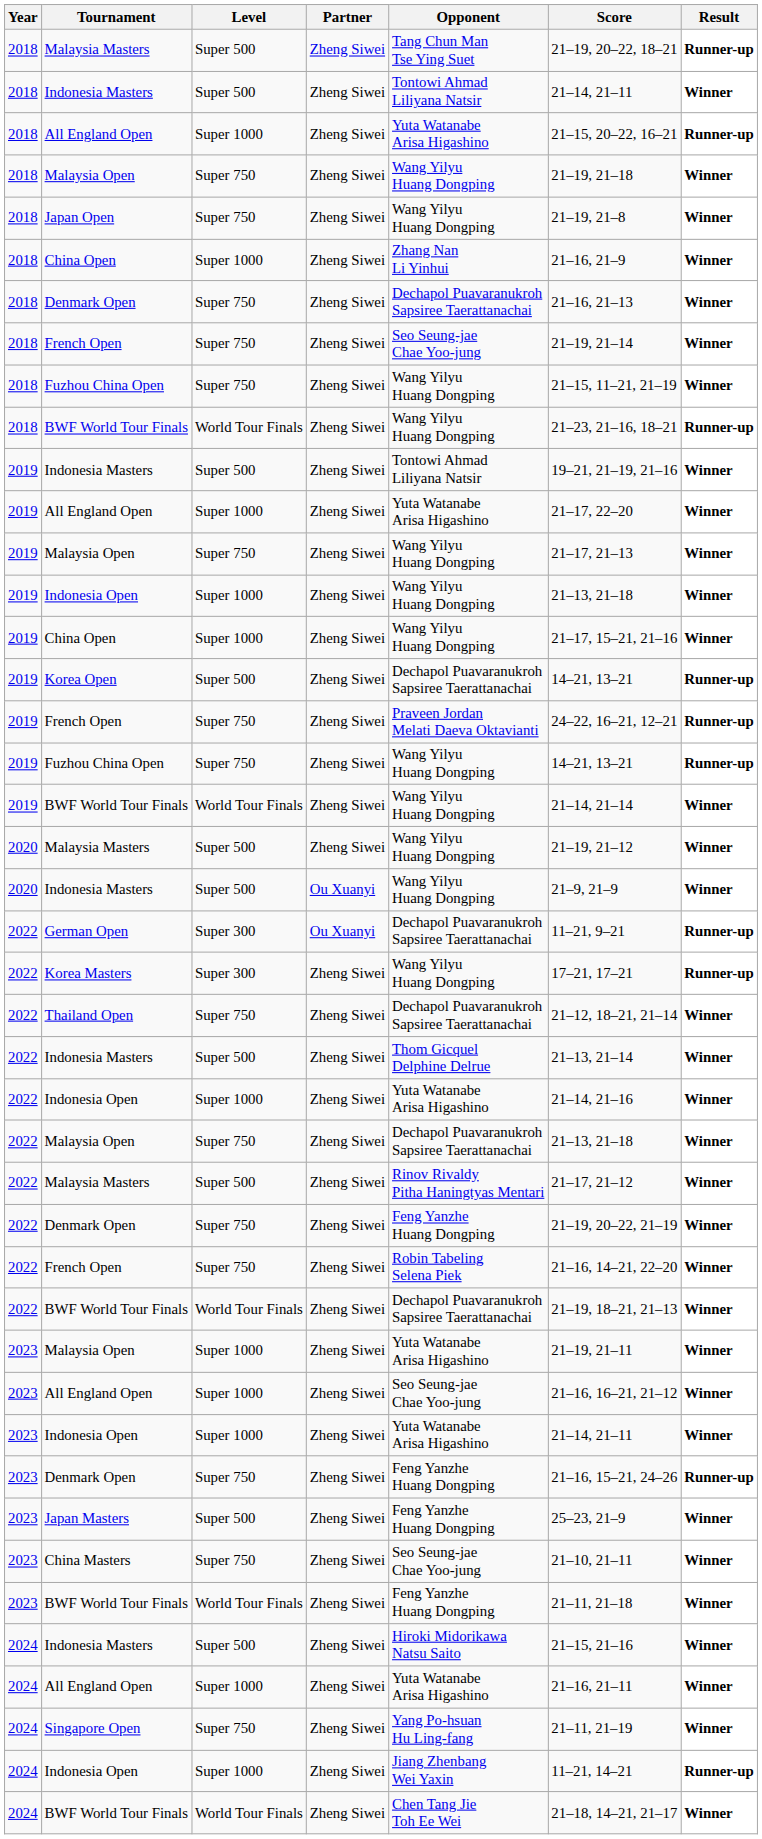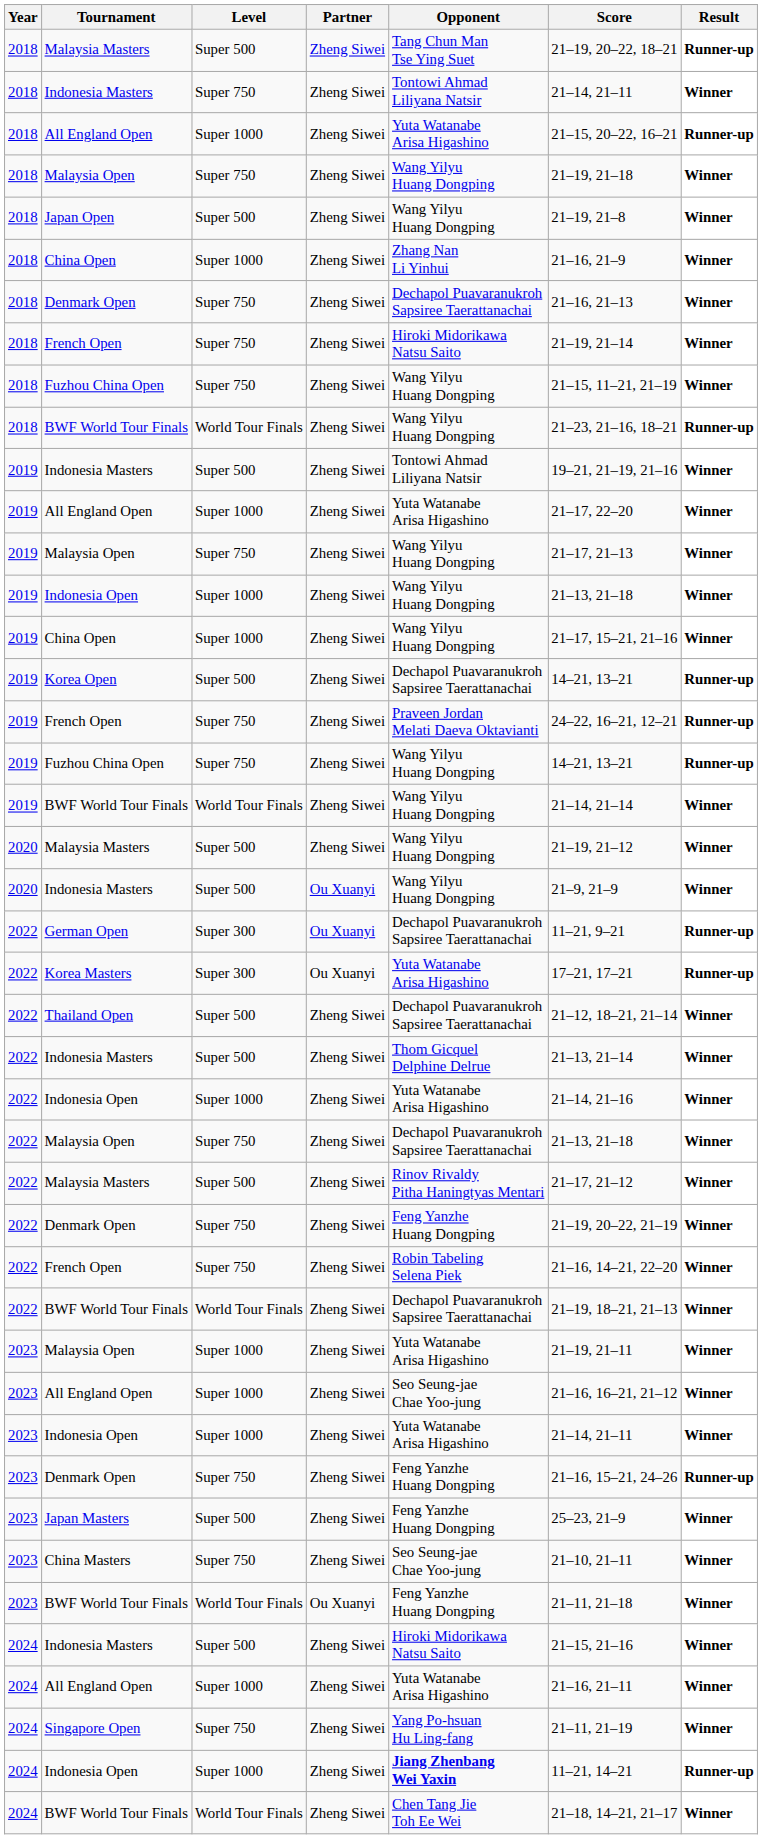(225, 92) Super 500 -> (225, 92) Super 750
(225, 218) Super 750 -> (225, 218) Super 500
(437, 344) Seo Seung-jae Chae Yoo-jung -> (449, 344) Hiroki Midorikawa Natsu Saito
(347, 973) Zheng Siwei -> (342, 973) Ou Xuanyi
(443, 973) Wang Yilyu Huang Dongping -> (440, 973) Yuta Watanabe Arisa Higashino
(225, 1015) Super 750 -> (225, 1015) Super 500
(347, 1603) Zheng Siwei -> (342, 1603) Ou Xuanyi
(439, 1771) normal -> (443, 1771) bold
